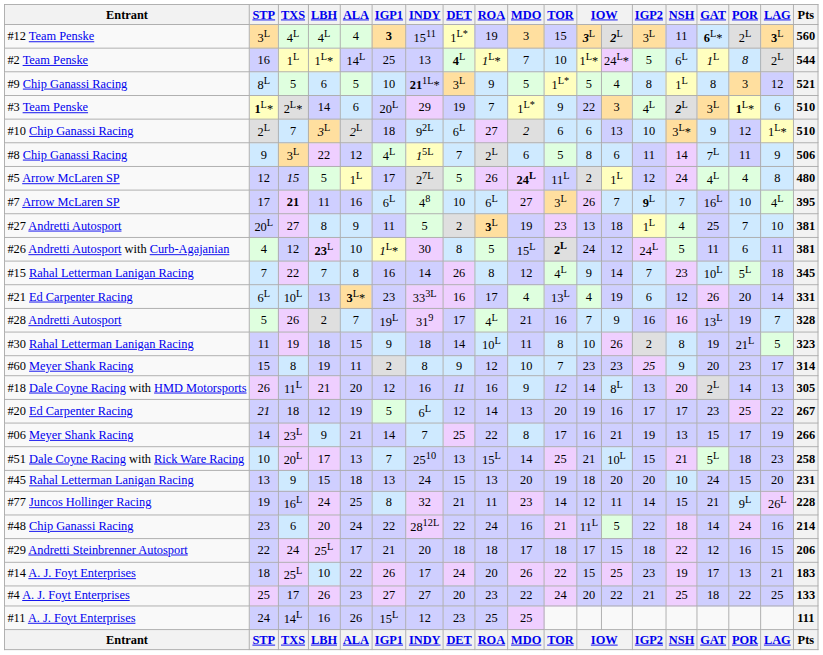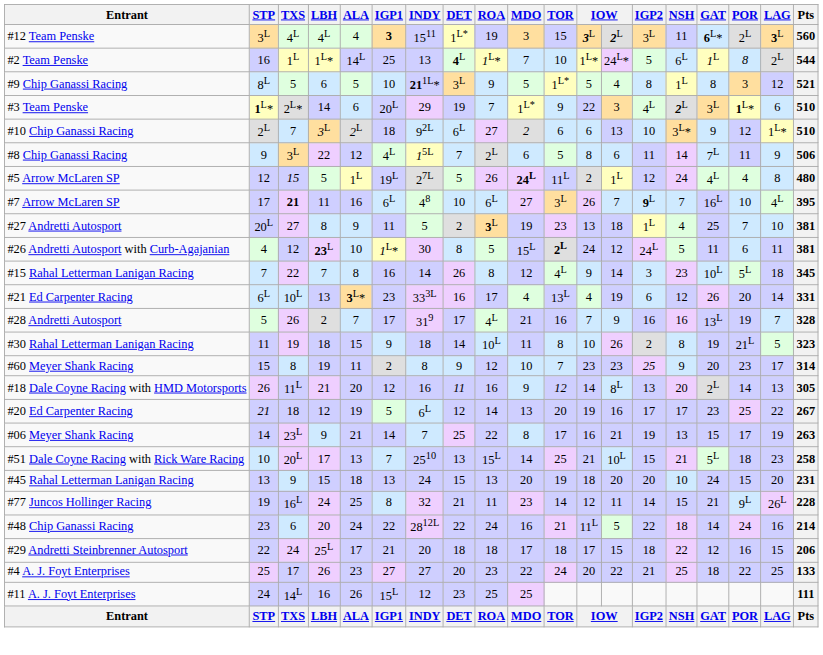(389, 178) 17 -> (389, 178) 19L
(649, 272) 7 -> (649, 272) 3
(389, 319) 19L -> (389, 319) 17
(806, 434) 266 -> (806, 434) 263
- row: (72, 573)
